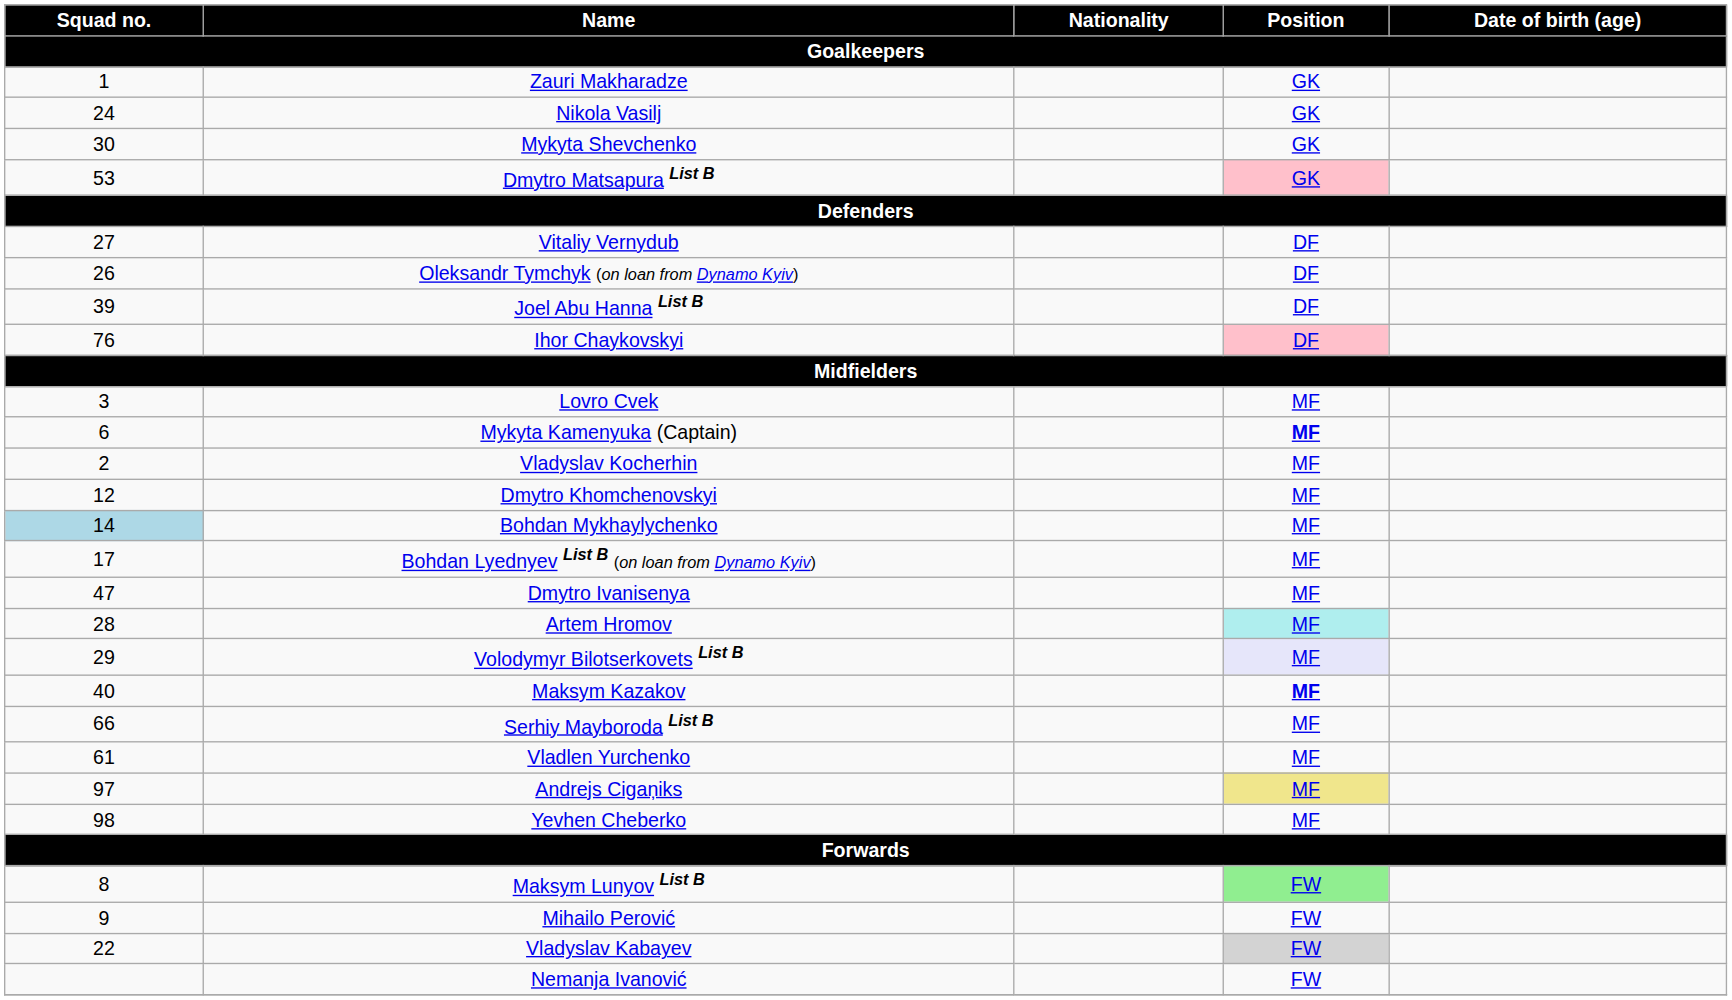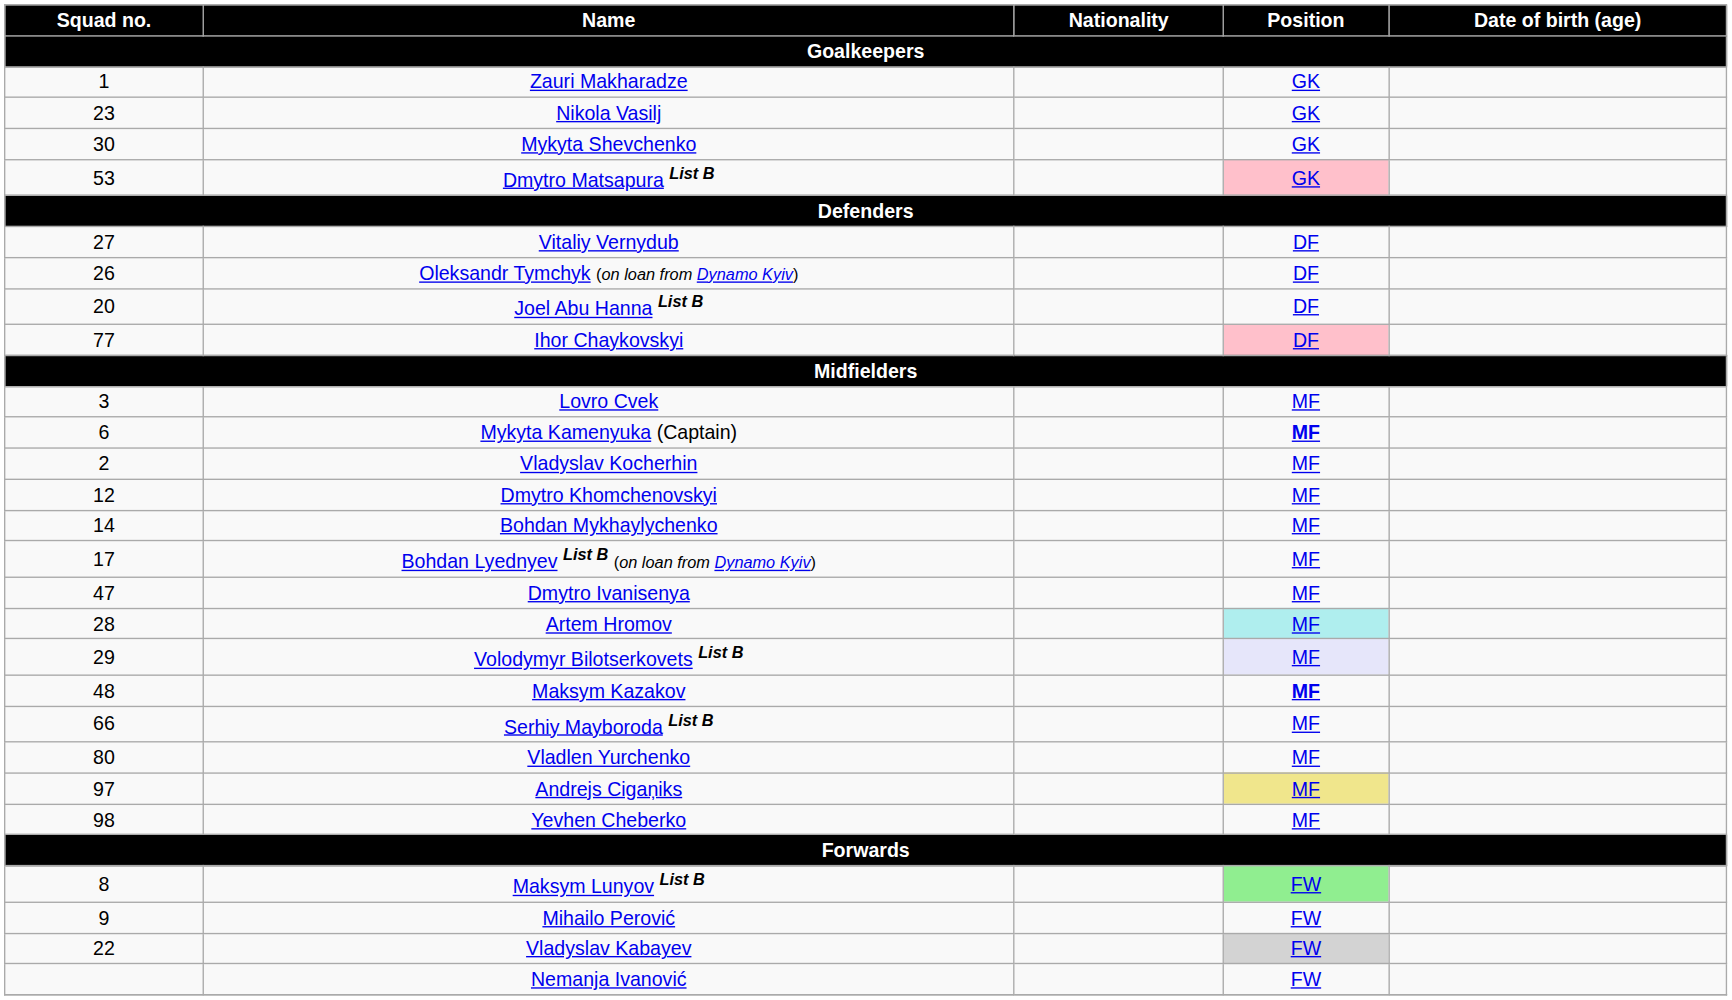(104, 113) 24 -> (104, 113) 23
(104, 307) 39 -> (104, 307) 20
(104, 340) 76 -> (104, 340) 77
(104, 526) lightblue background -> (104, 526) no background
(104, 691) 40 -> (104, 691) 48
(104, 758) 61 -> (104, 758) 80
